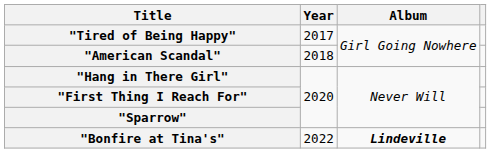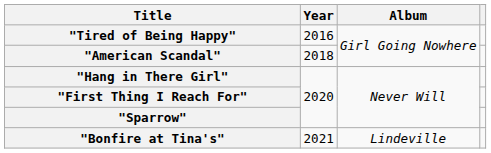(319, 35) 2017 -> (319, 35) 2016
(319, 138) 2022 -> (319, 138) 2021
(408, 138) bold -> (408, 138) normal
